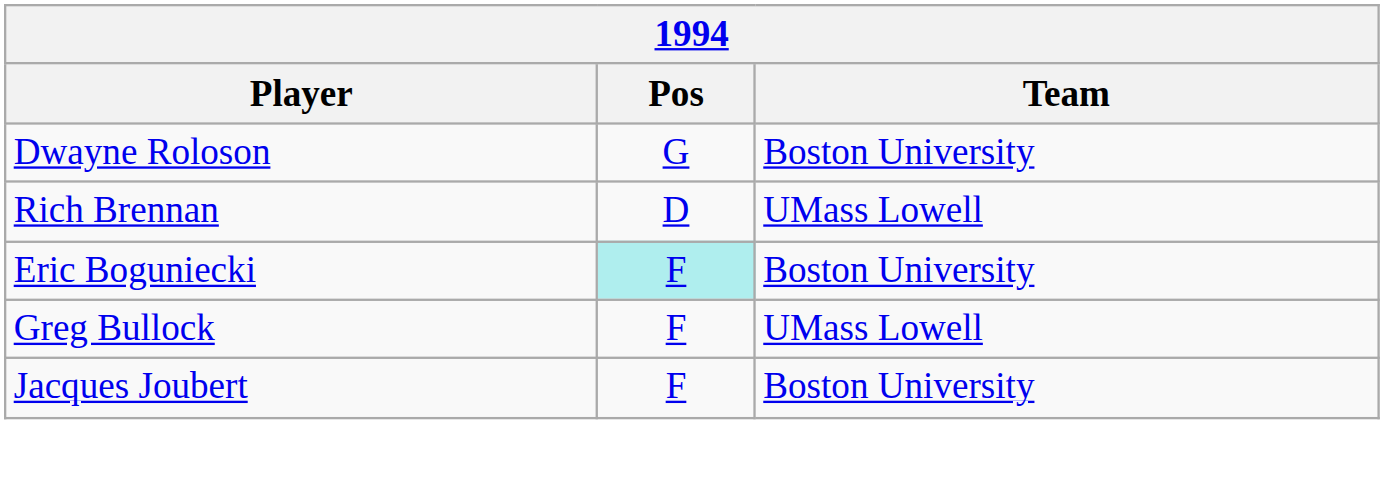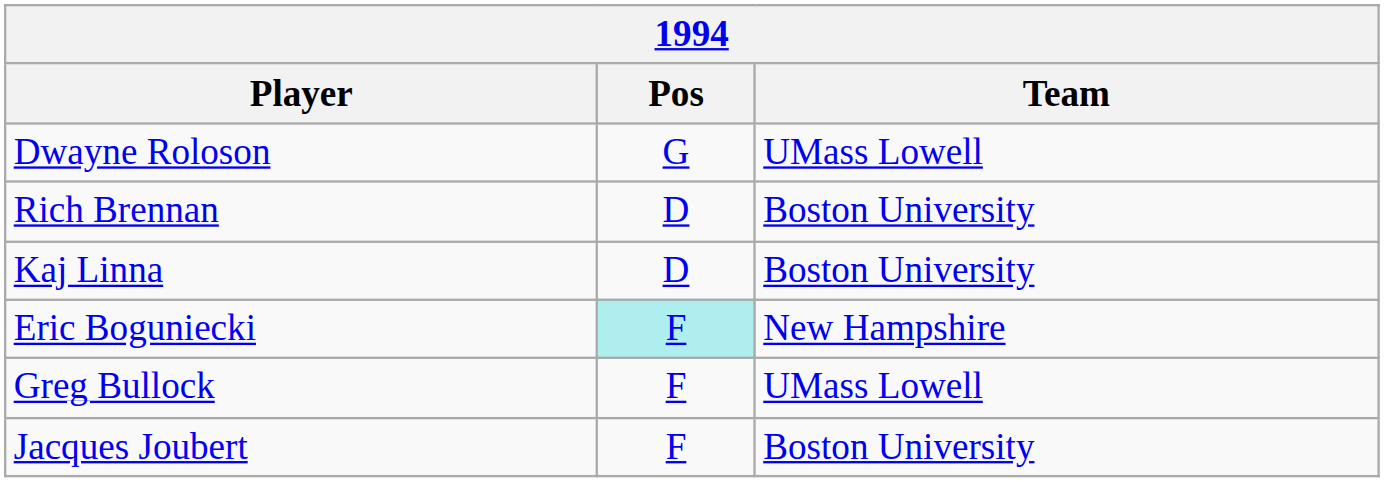(899, 151) Boston University -> (873, 151) UMass Lowell
(873, 210) UMass Lowell -> (899, 210) Boston University
+ row: (88, 269)
(899, 269) Boston University -> (884, 328) New Hampshire
